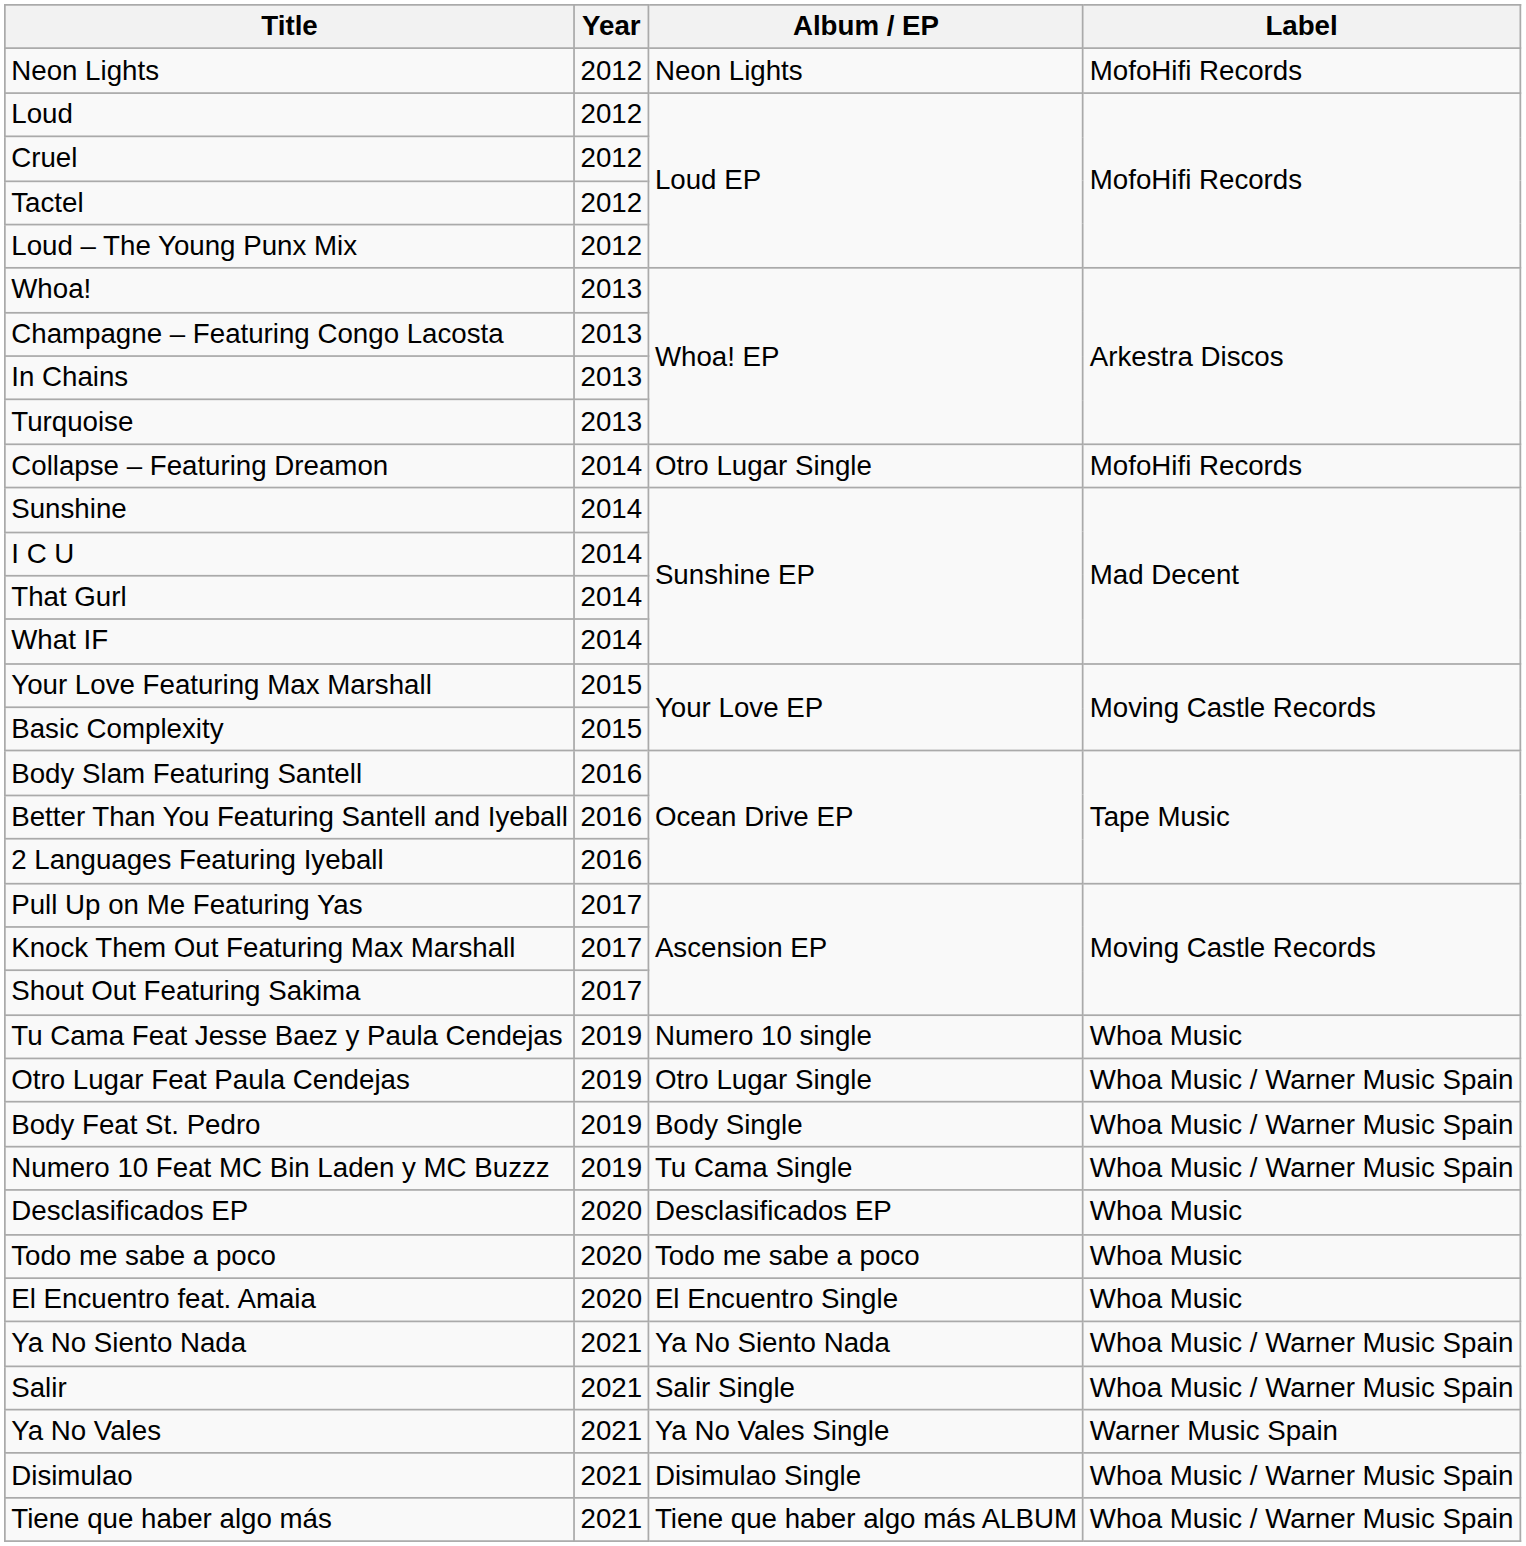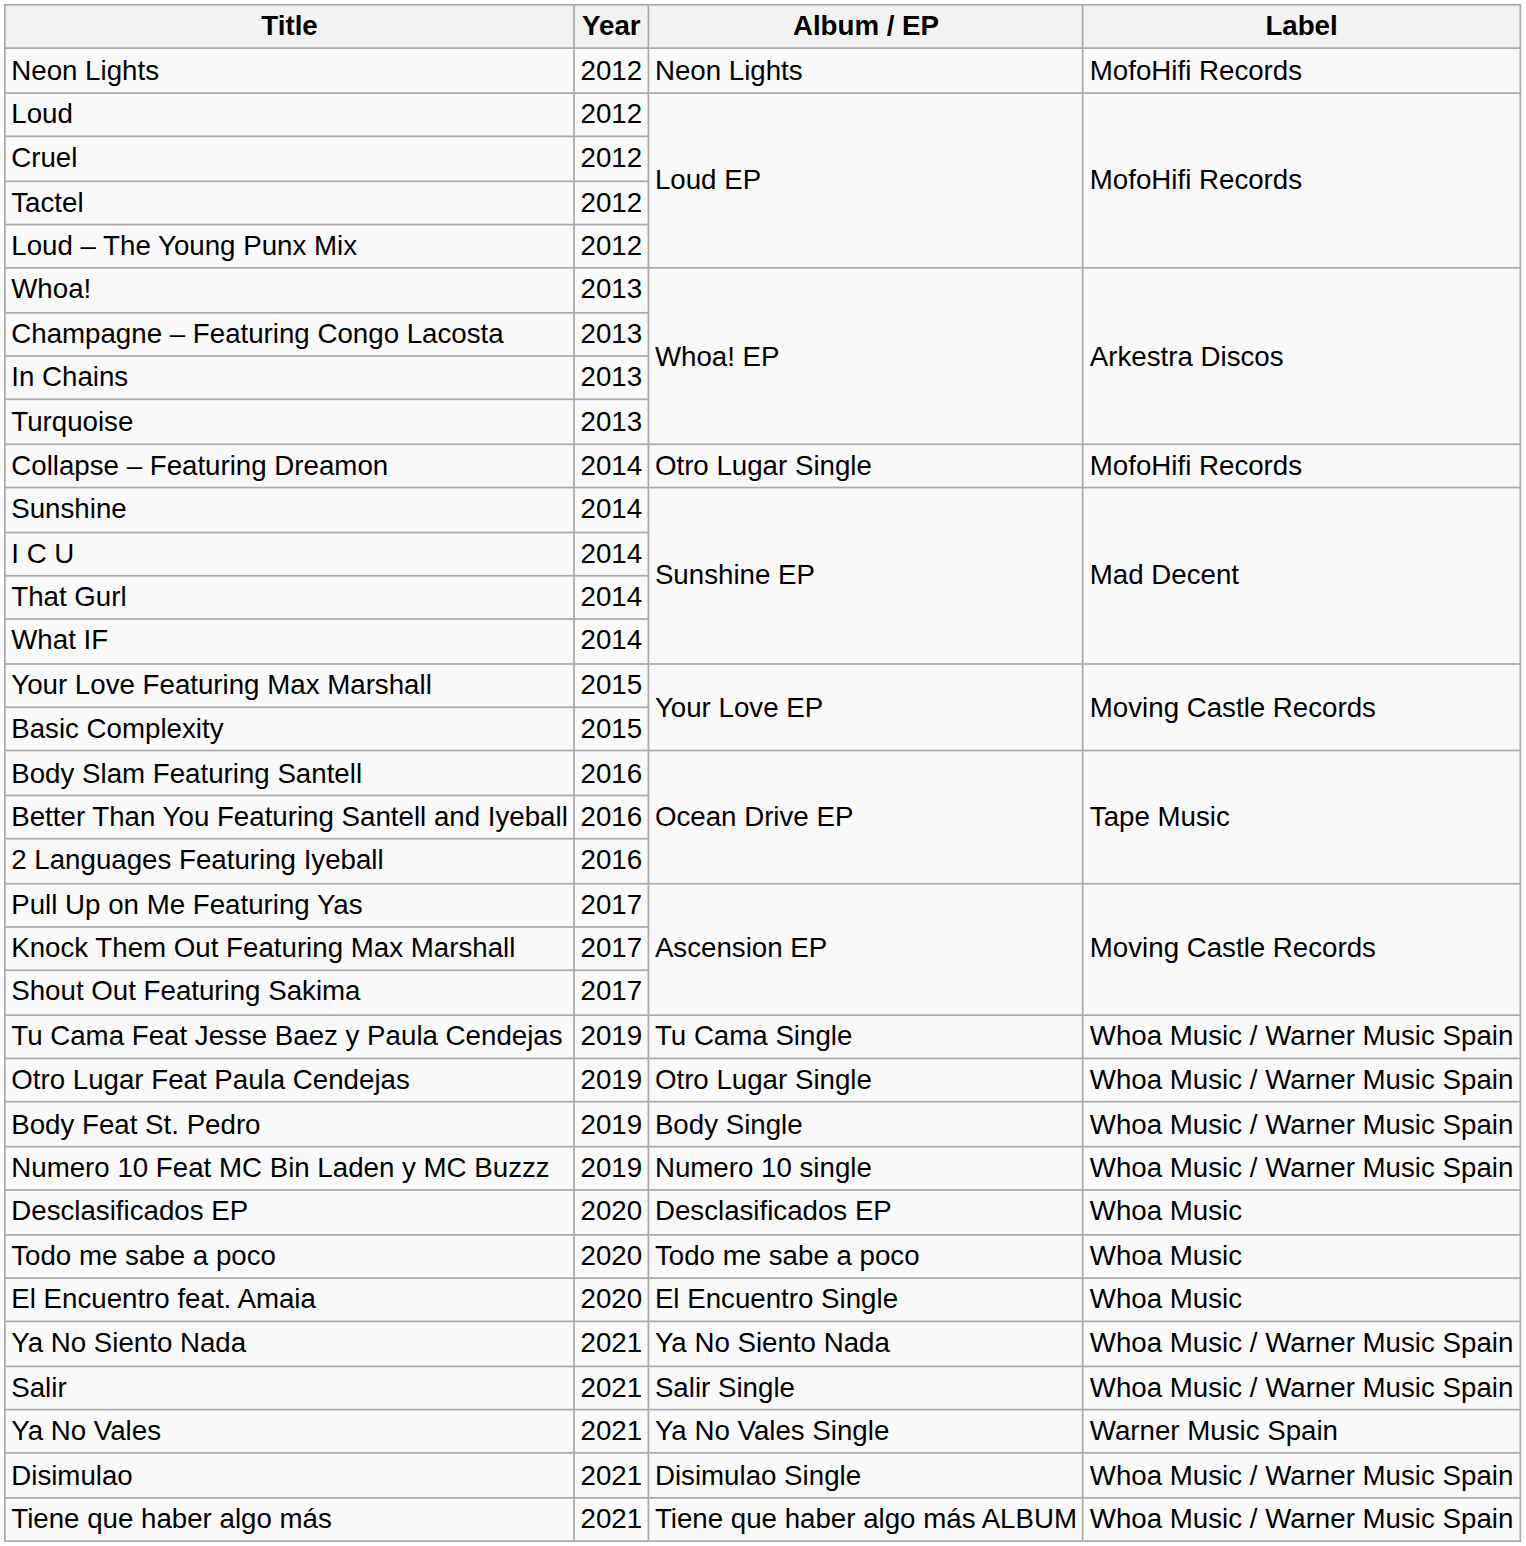(763, 1036) Numero 10 single -> (754, 1036) Tu Cama Single
(1166, 1036) Whoa Music -> (1302, 1036) Whoa Music / Warner Music Spain
(754, 1167) Tu Cama Single -> (763, 1167) Numero 10 single
